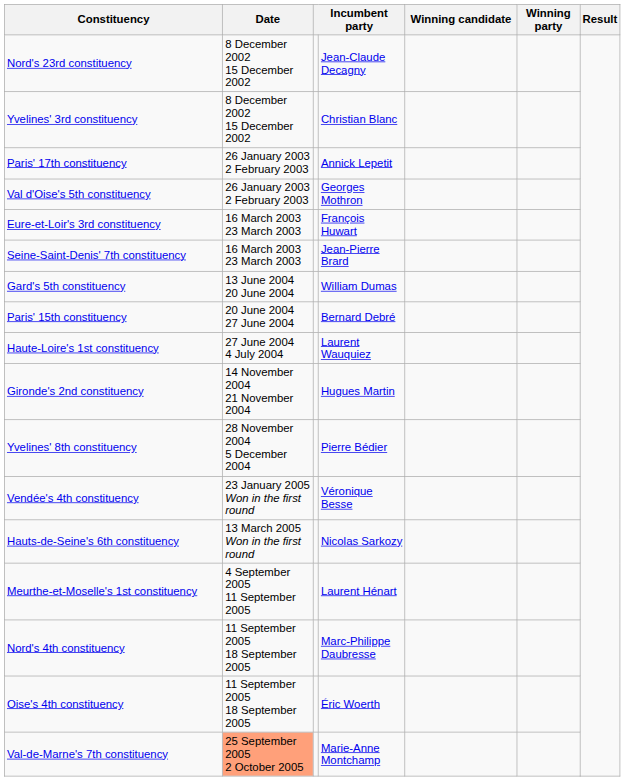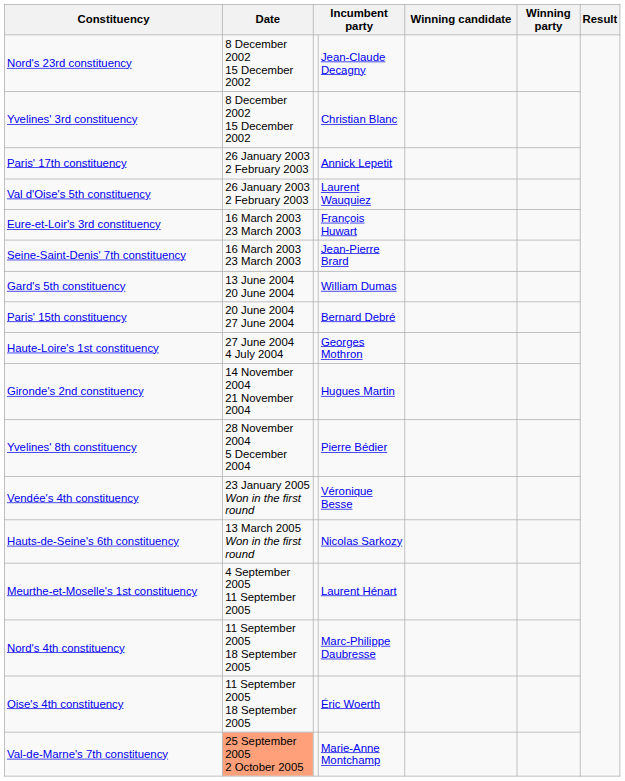(343, 194) Georges Mothron -> (346, 194) Laurent Wauquiez
(346, 348) Laurent Wauquiez -> (343, 348) Georges Mothron
